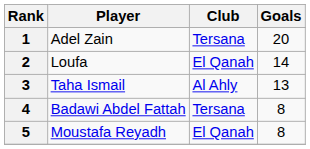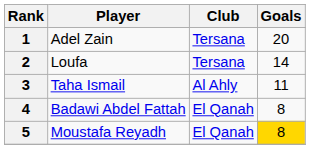(223, 62) El Qanah -> (219, 62) Tersana
(281, 86) 13 -> (281, 86) 11
(219, 109) Tersana -> (223, 109) El Qanah
(281, 132) no background -> (281, 132) gold background
